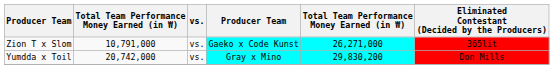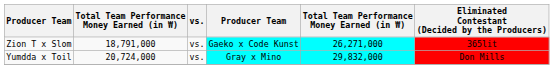(130, 44) 10,791,000 -> (130, 44) 18,791,000
(130, 57) 20,742,000 -> (130, 57) 20,724,000
(358, 57) 29,830,200 -> (358, 57) 29,832,000
